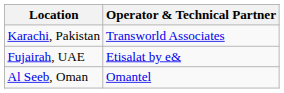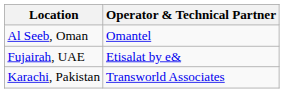rows swapped: (54, 35) <-> (48, 77)
